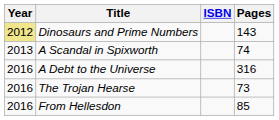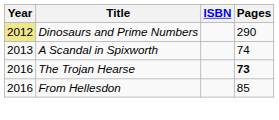(247, 32) 143 -> (247, 32) 290
- row: (97, 69)
(243, 87) normal -> (243, 69) bold
